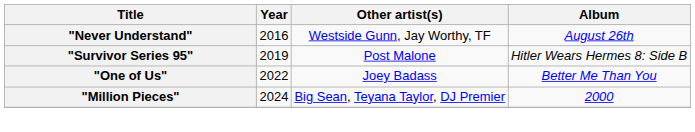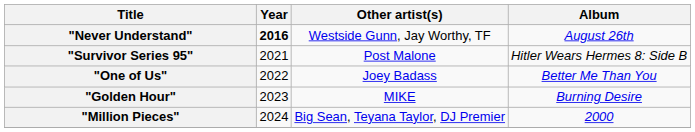(274, 35) normal -> (274, 35) bold
(274, 55) 2019 -> (274, 55) 2021
+ row: (131, 96)
